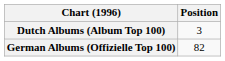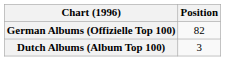rows swapped: (91, 30) <-> (91, 47)
